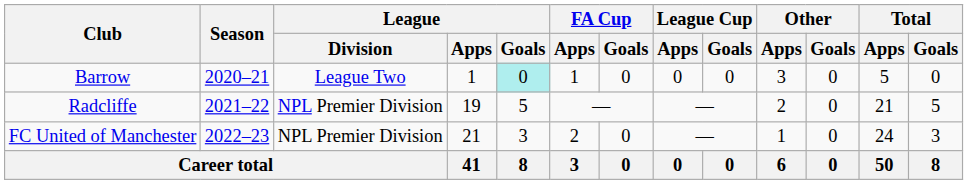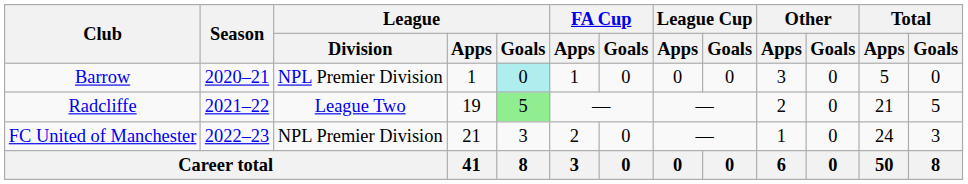(360, 77) League Two -> (360, 77) NPL Premier Division
(360, 106) NPL Premier Division -> (360, 106) League Two
(523, 106) no background -> (523, 106) lightgreen background
